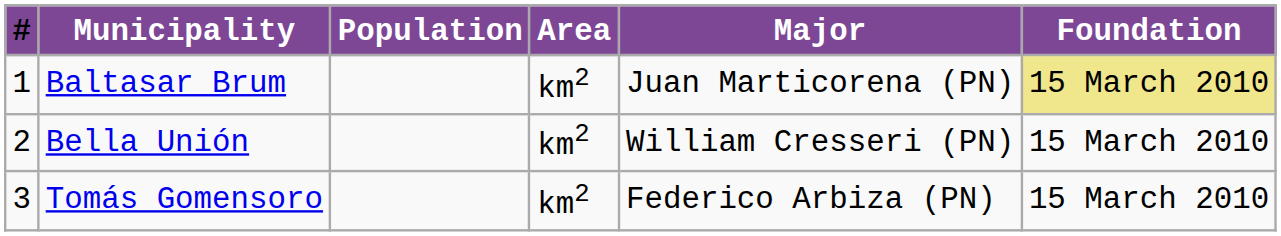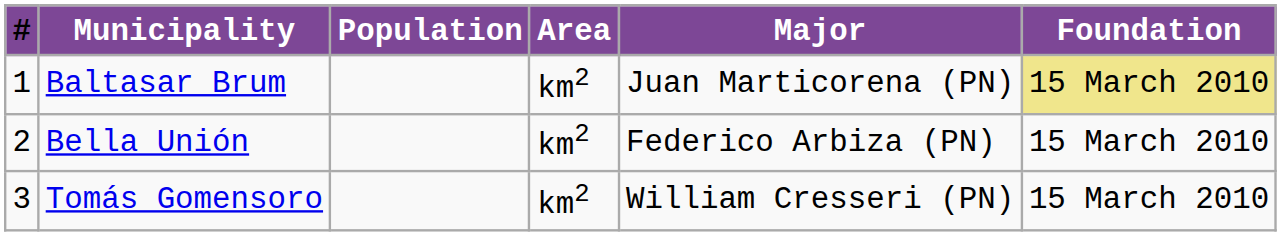(820, 143) William Cresseri (PN) -> (811, 143) Federico Arbiza (PN)
(811, 201) Federico Arbiza (PN) -> (820, 201) William Cresseri (PN)
